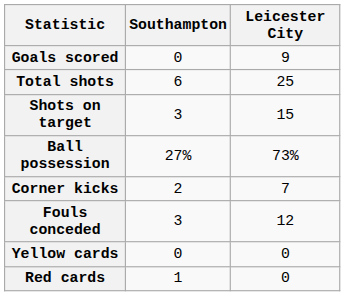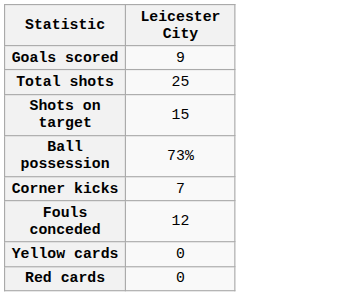- column: (178, 25)
